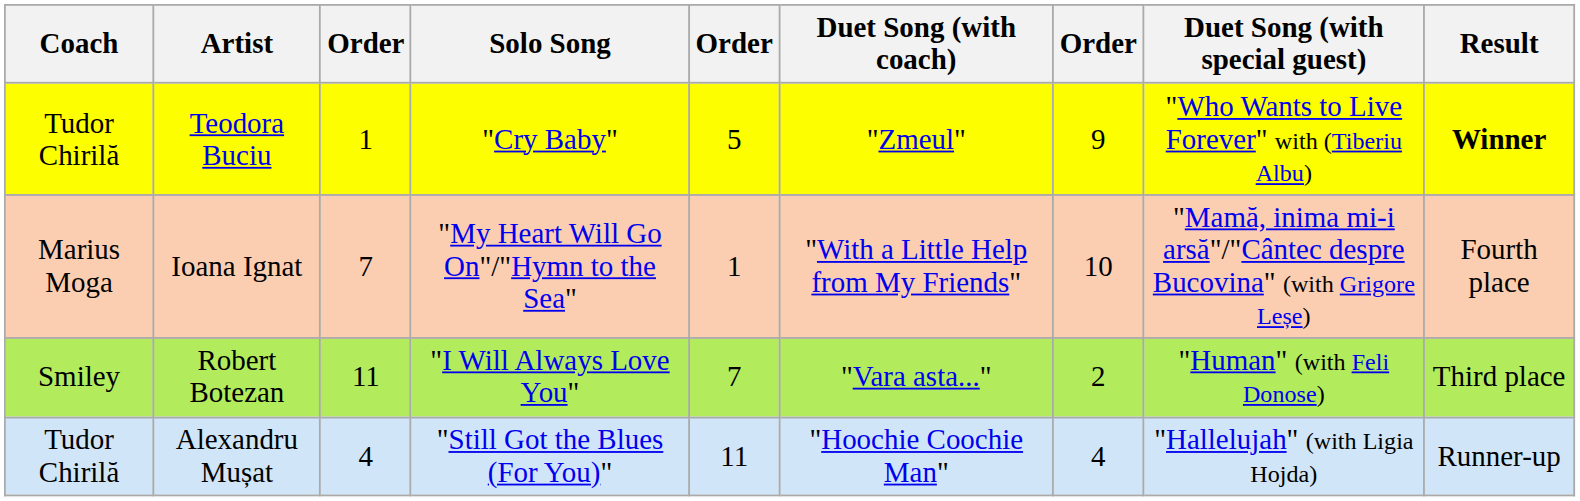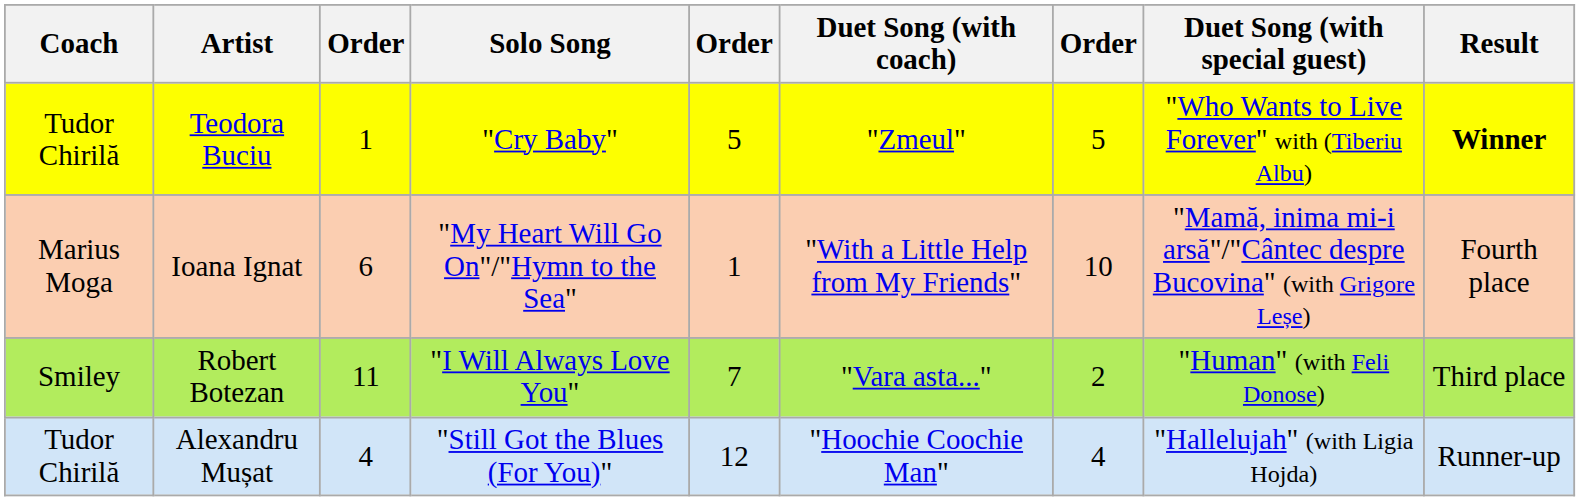(1098, 138) 9 -> (1098, 138) 5
(366, 265) 7 -> (366, 265) 6
(734, 455) 11 -> (734, 455) 12
